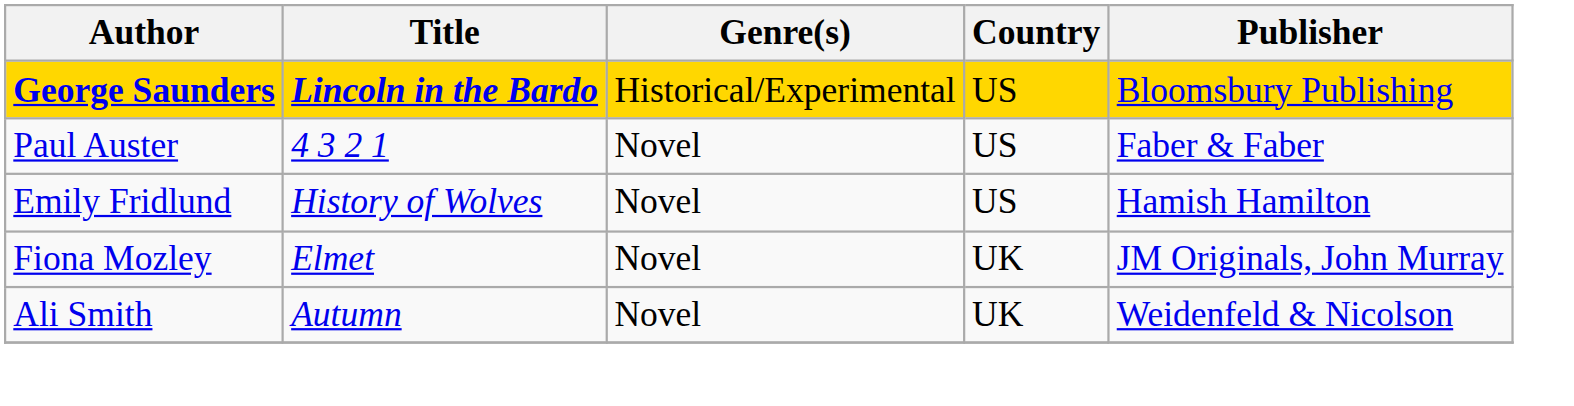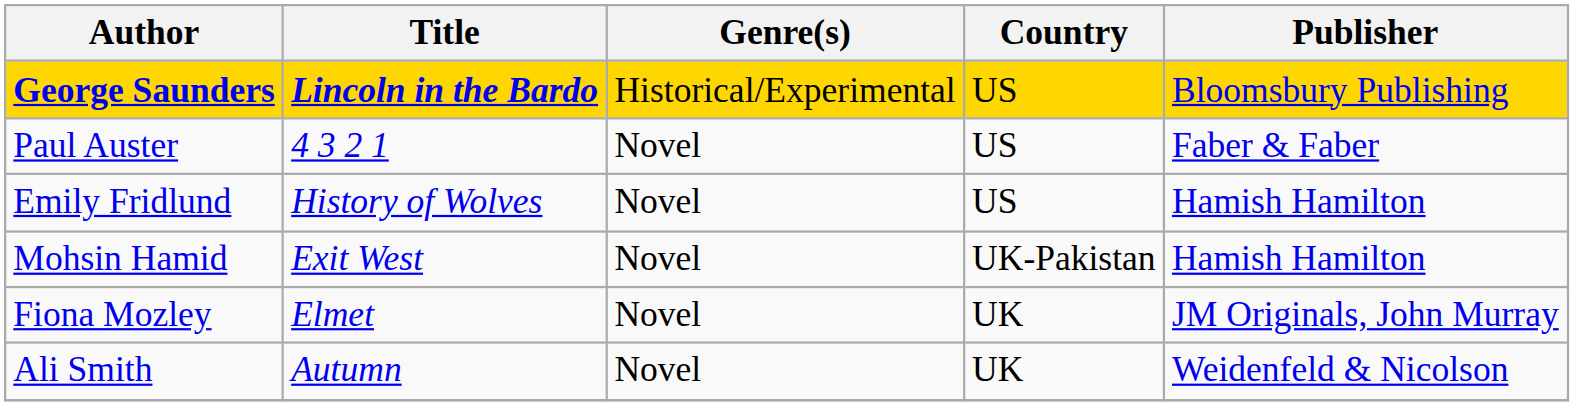+ row: (120, 257)
